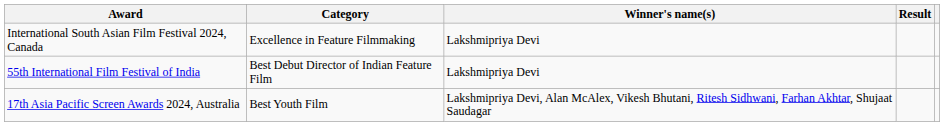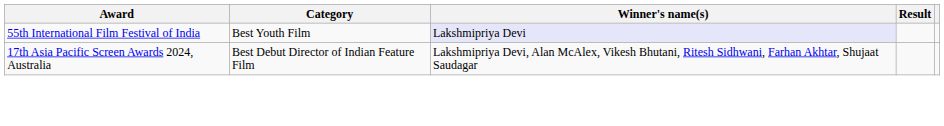- row: (117, 39)
(341, 72) Best Debut Director of Indian Feature Film -> (271, 33) Best Youth Film
(493, 72) no background -> (479, 33) lavender background
(289, 104) Best Youth Film -> (323, 58) Best Debut Director of Indian Feature Film
